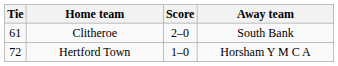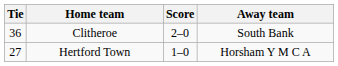(15, 33) 61 -> (15, 33) 36
(15, 52) 72 -> (15, 52) 27
